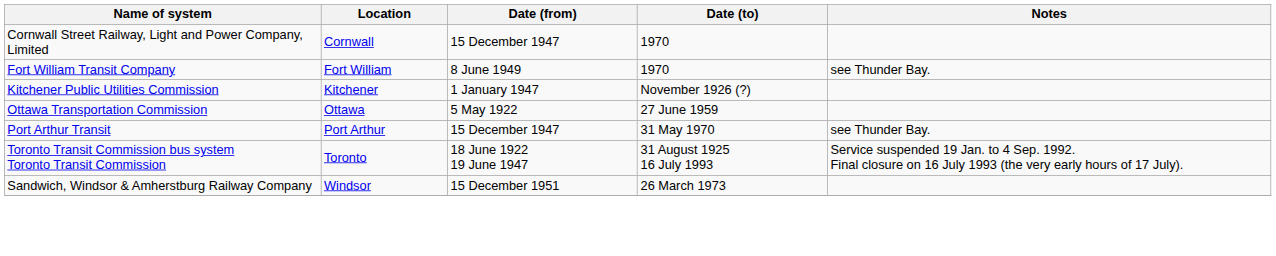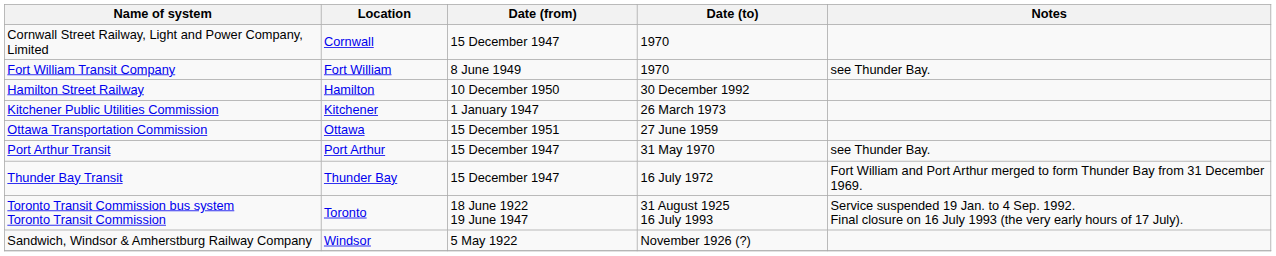+ row: (76, 89)
(696, 89) November 1926 (?) -> (683, 110) 26 March 1973
(484, 110) 5 May 1922 -> (505, 130) 15 December 1951
+ row: (65, 178)
(505, 185) 15 December 1951 -> (484, 240) 5 May 1922
(683, 185) 26 March 1973 -> (696, 240) November 1926 (?)
